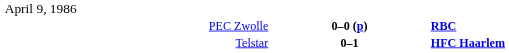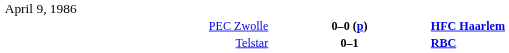(444, 26) RBC -> (468, 26) HFC Haarlem
(468, 42) HFC Haarlem -> (444, 42) RBC
